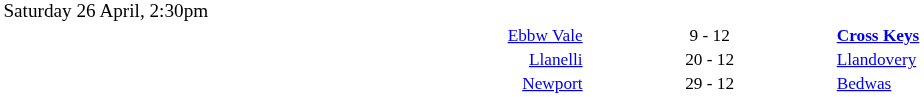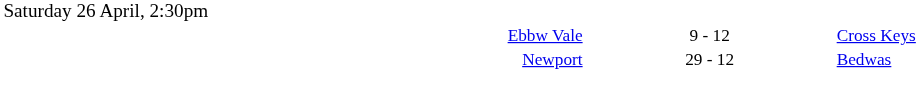(878, 35) bold -> (876, 35) normal
- row: (556, 59)
